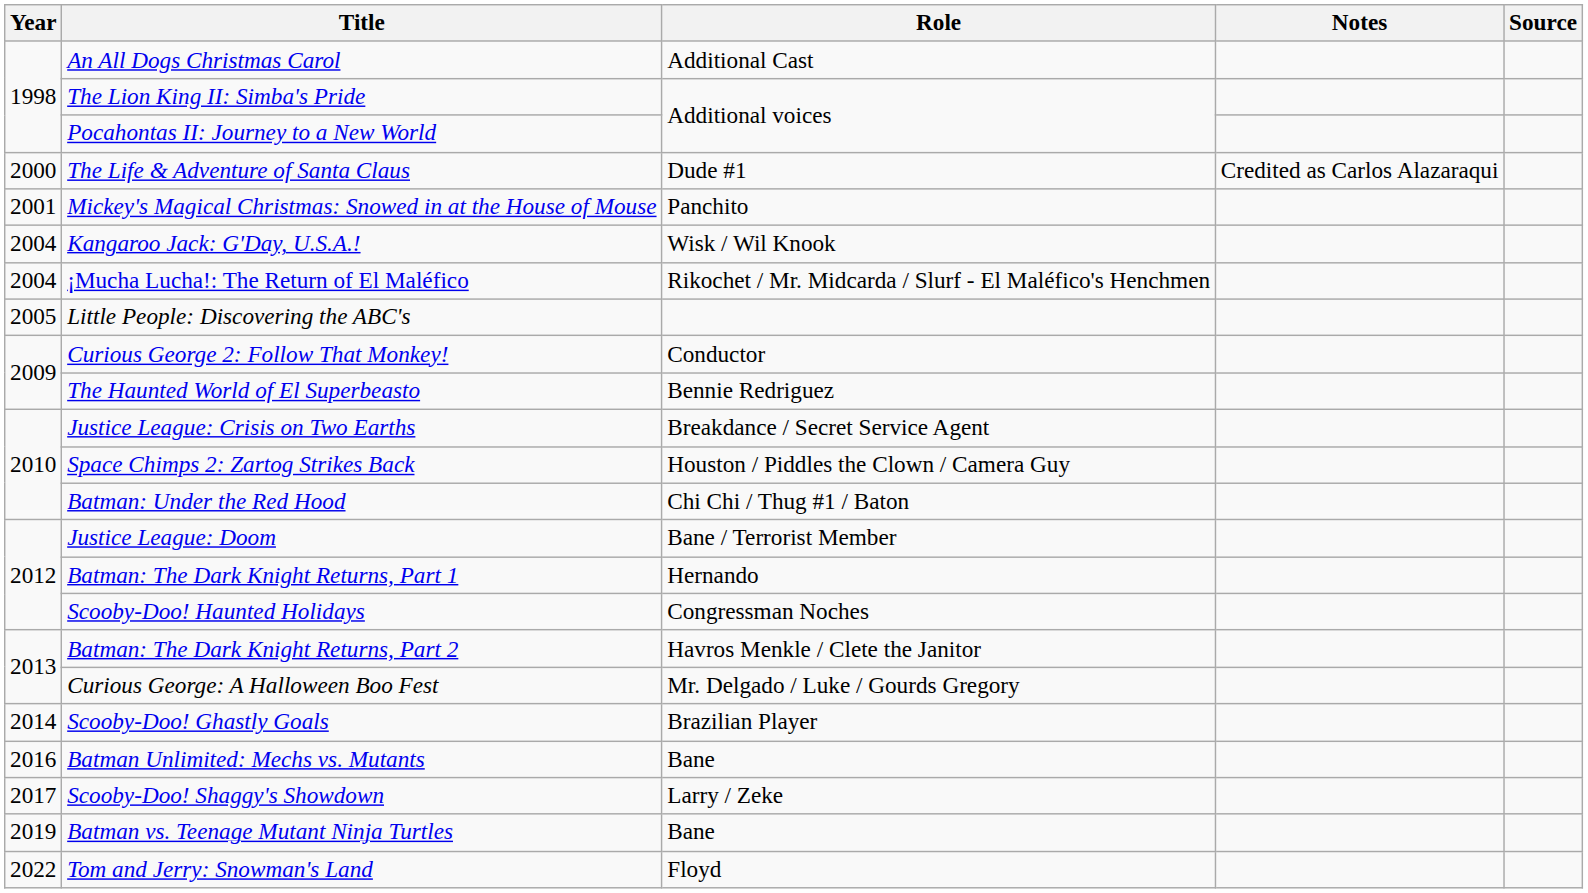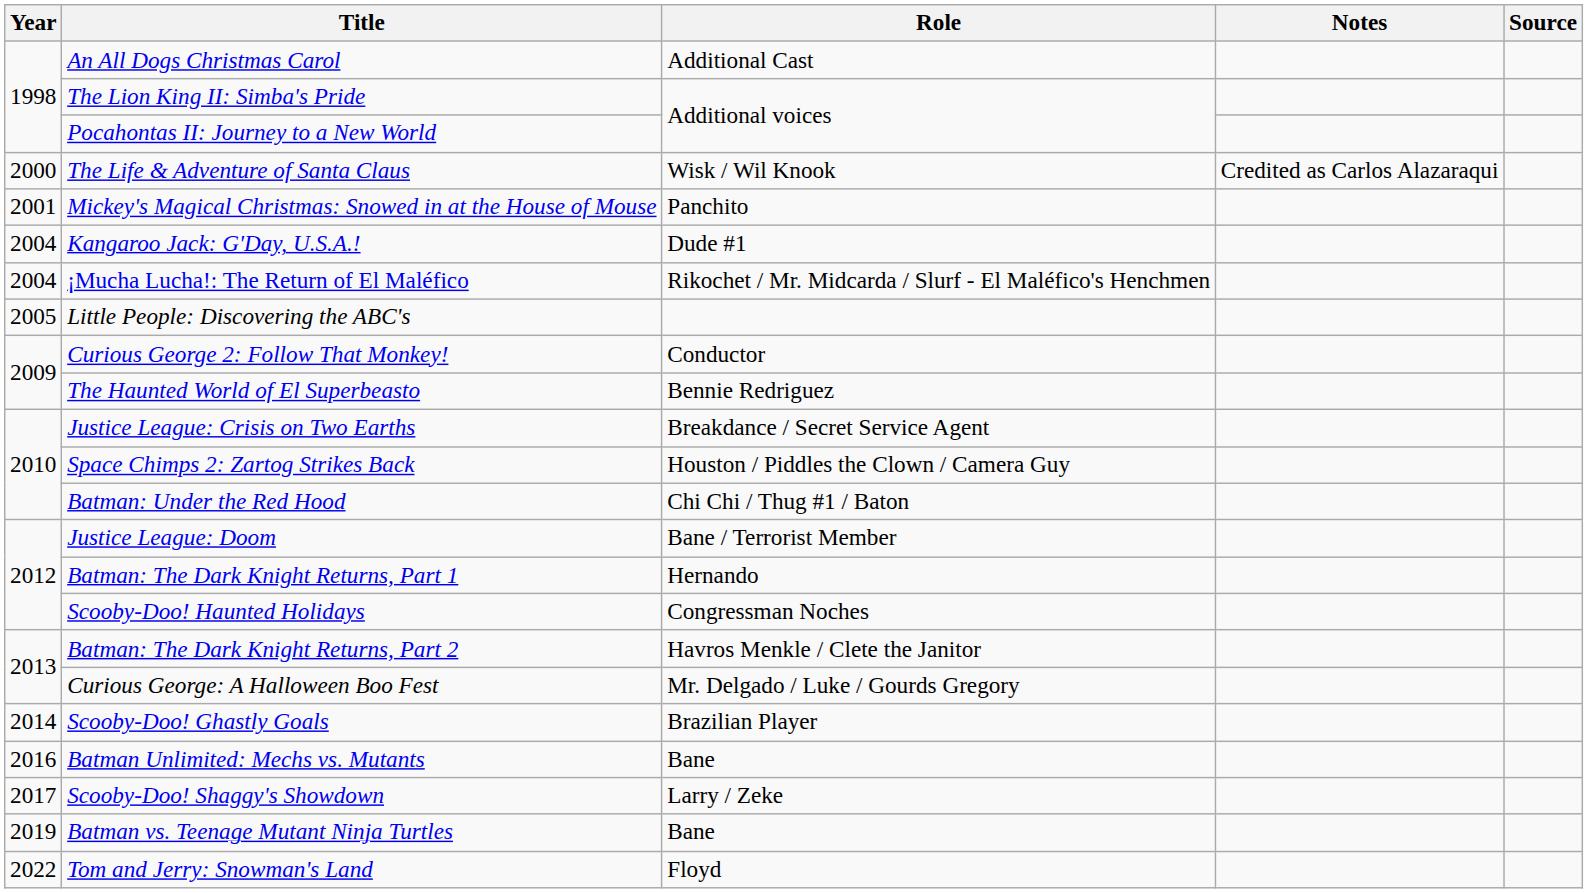(707, 170) Dude #1 -> (751, 170) Wisk / Wil Knook
(751, 243) Wisk / Wil Knook -> (707, 243) Dude #1
